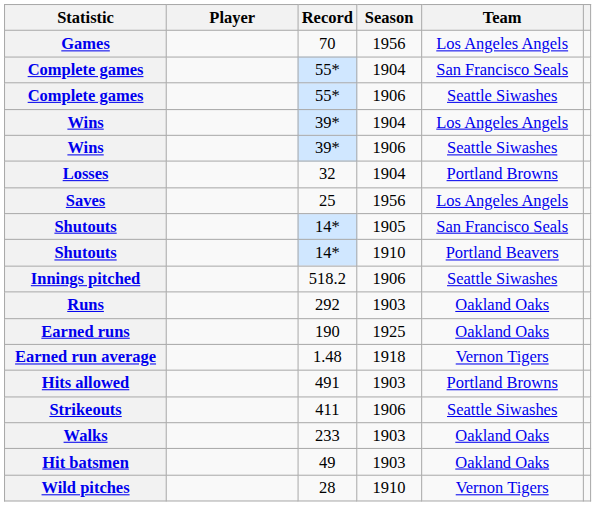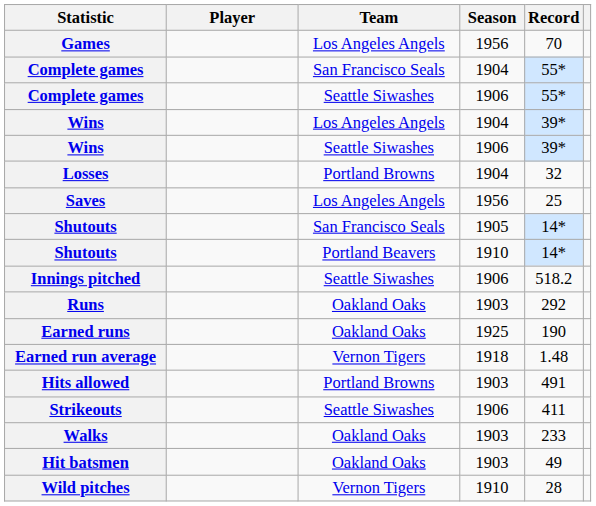columns swapped: (327, 17) <-> (502, 17)
